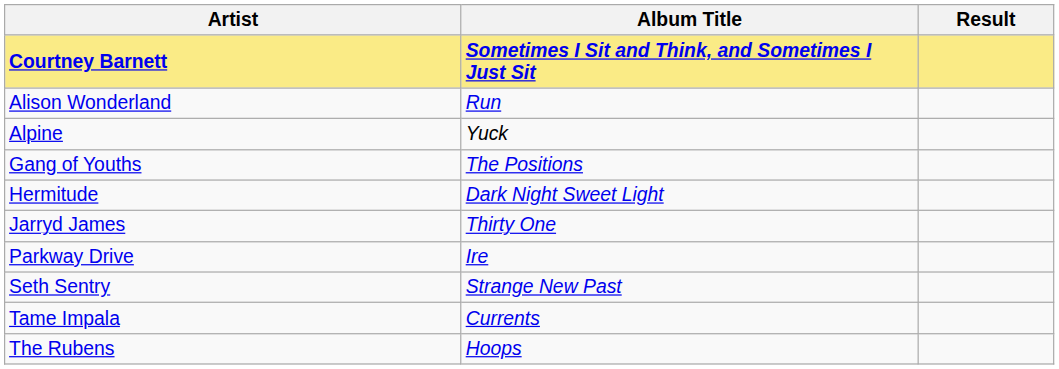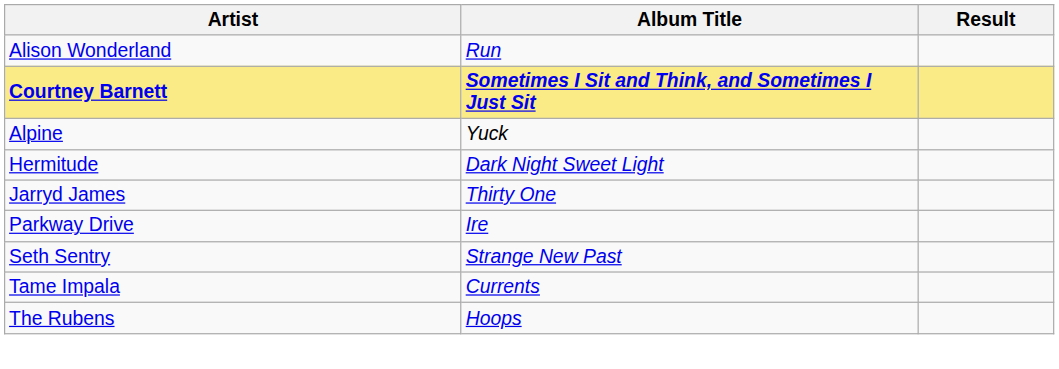rows swapped: (88, 61) <-> (90, 103)
- row: (75, 164)
